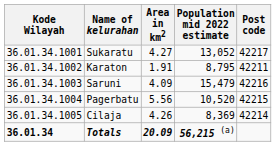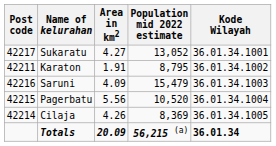columns swapped: (44, 25) <-> (254, 25)
